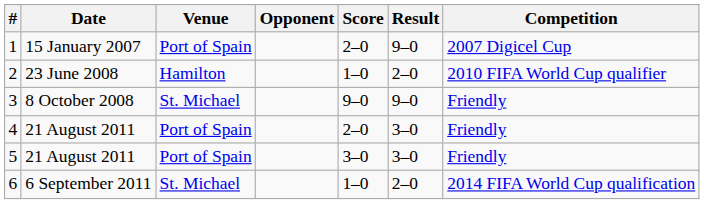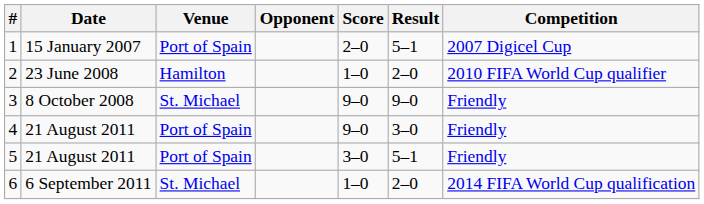(405, 45) 9–0 -> (405, 45) 5–1
(355, 128) 2–0 -> (355, 128) 9–0
(405, 156) 3–0 -> (405, 156) 5–1
